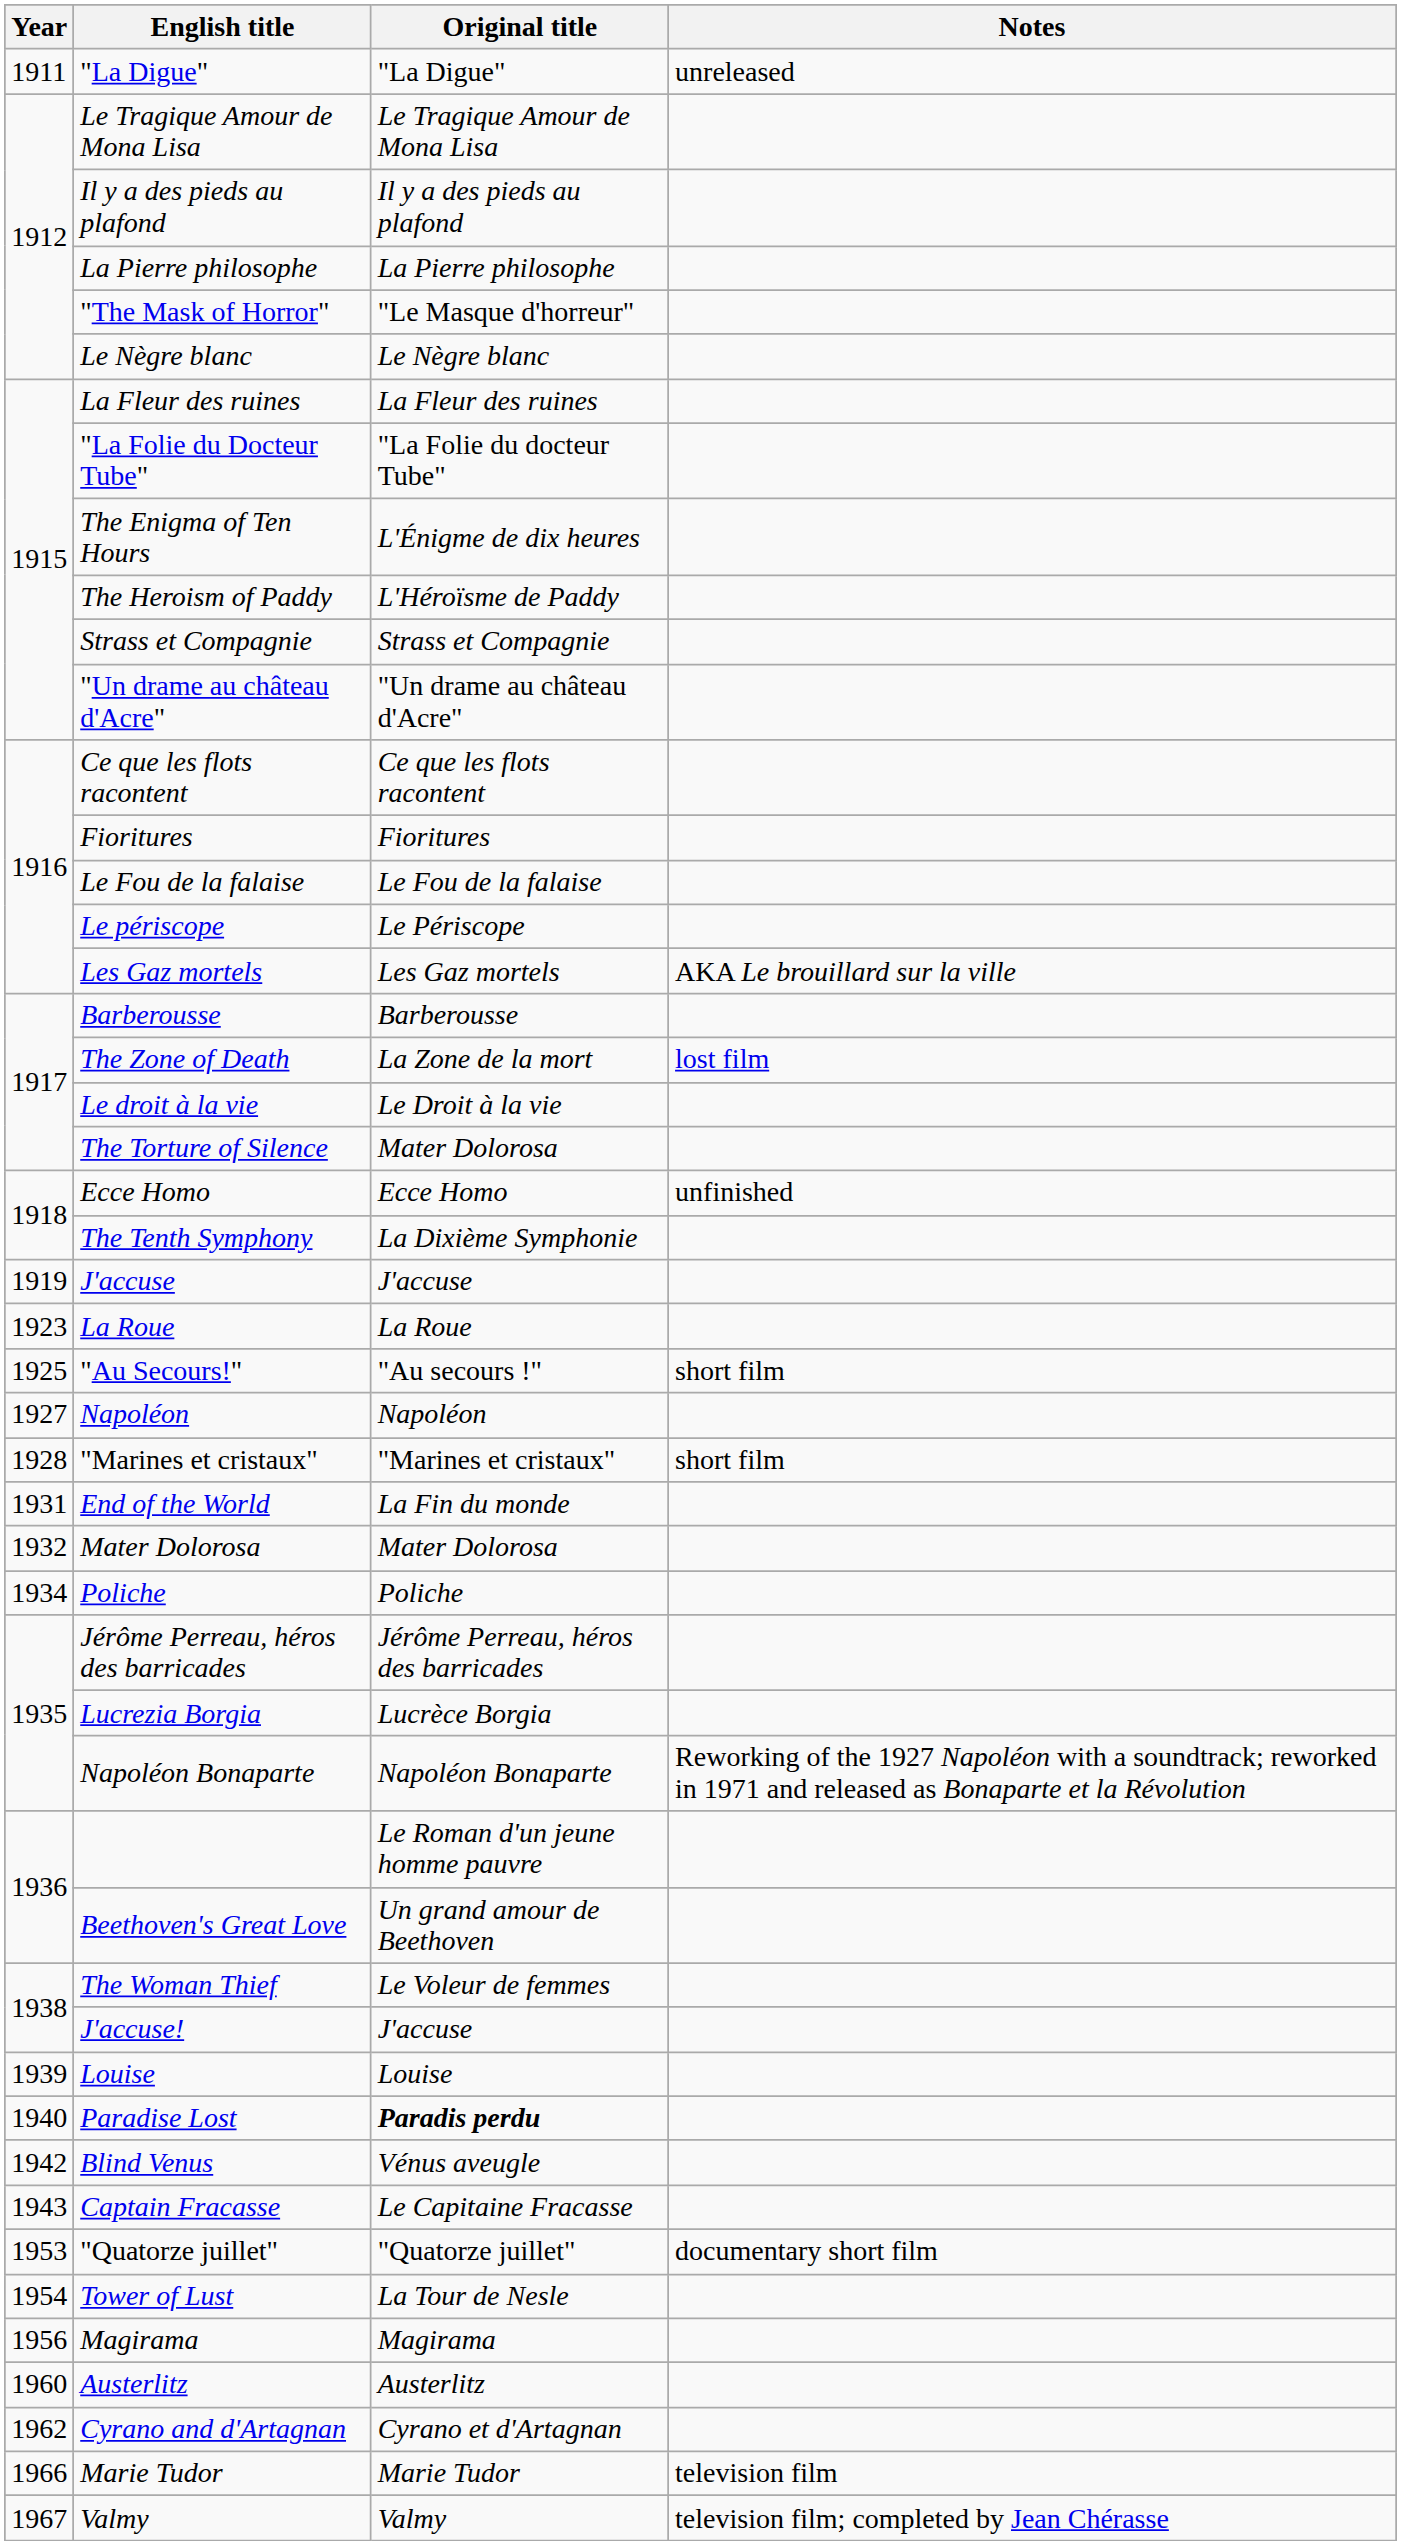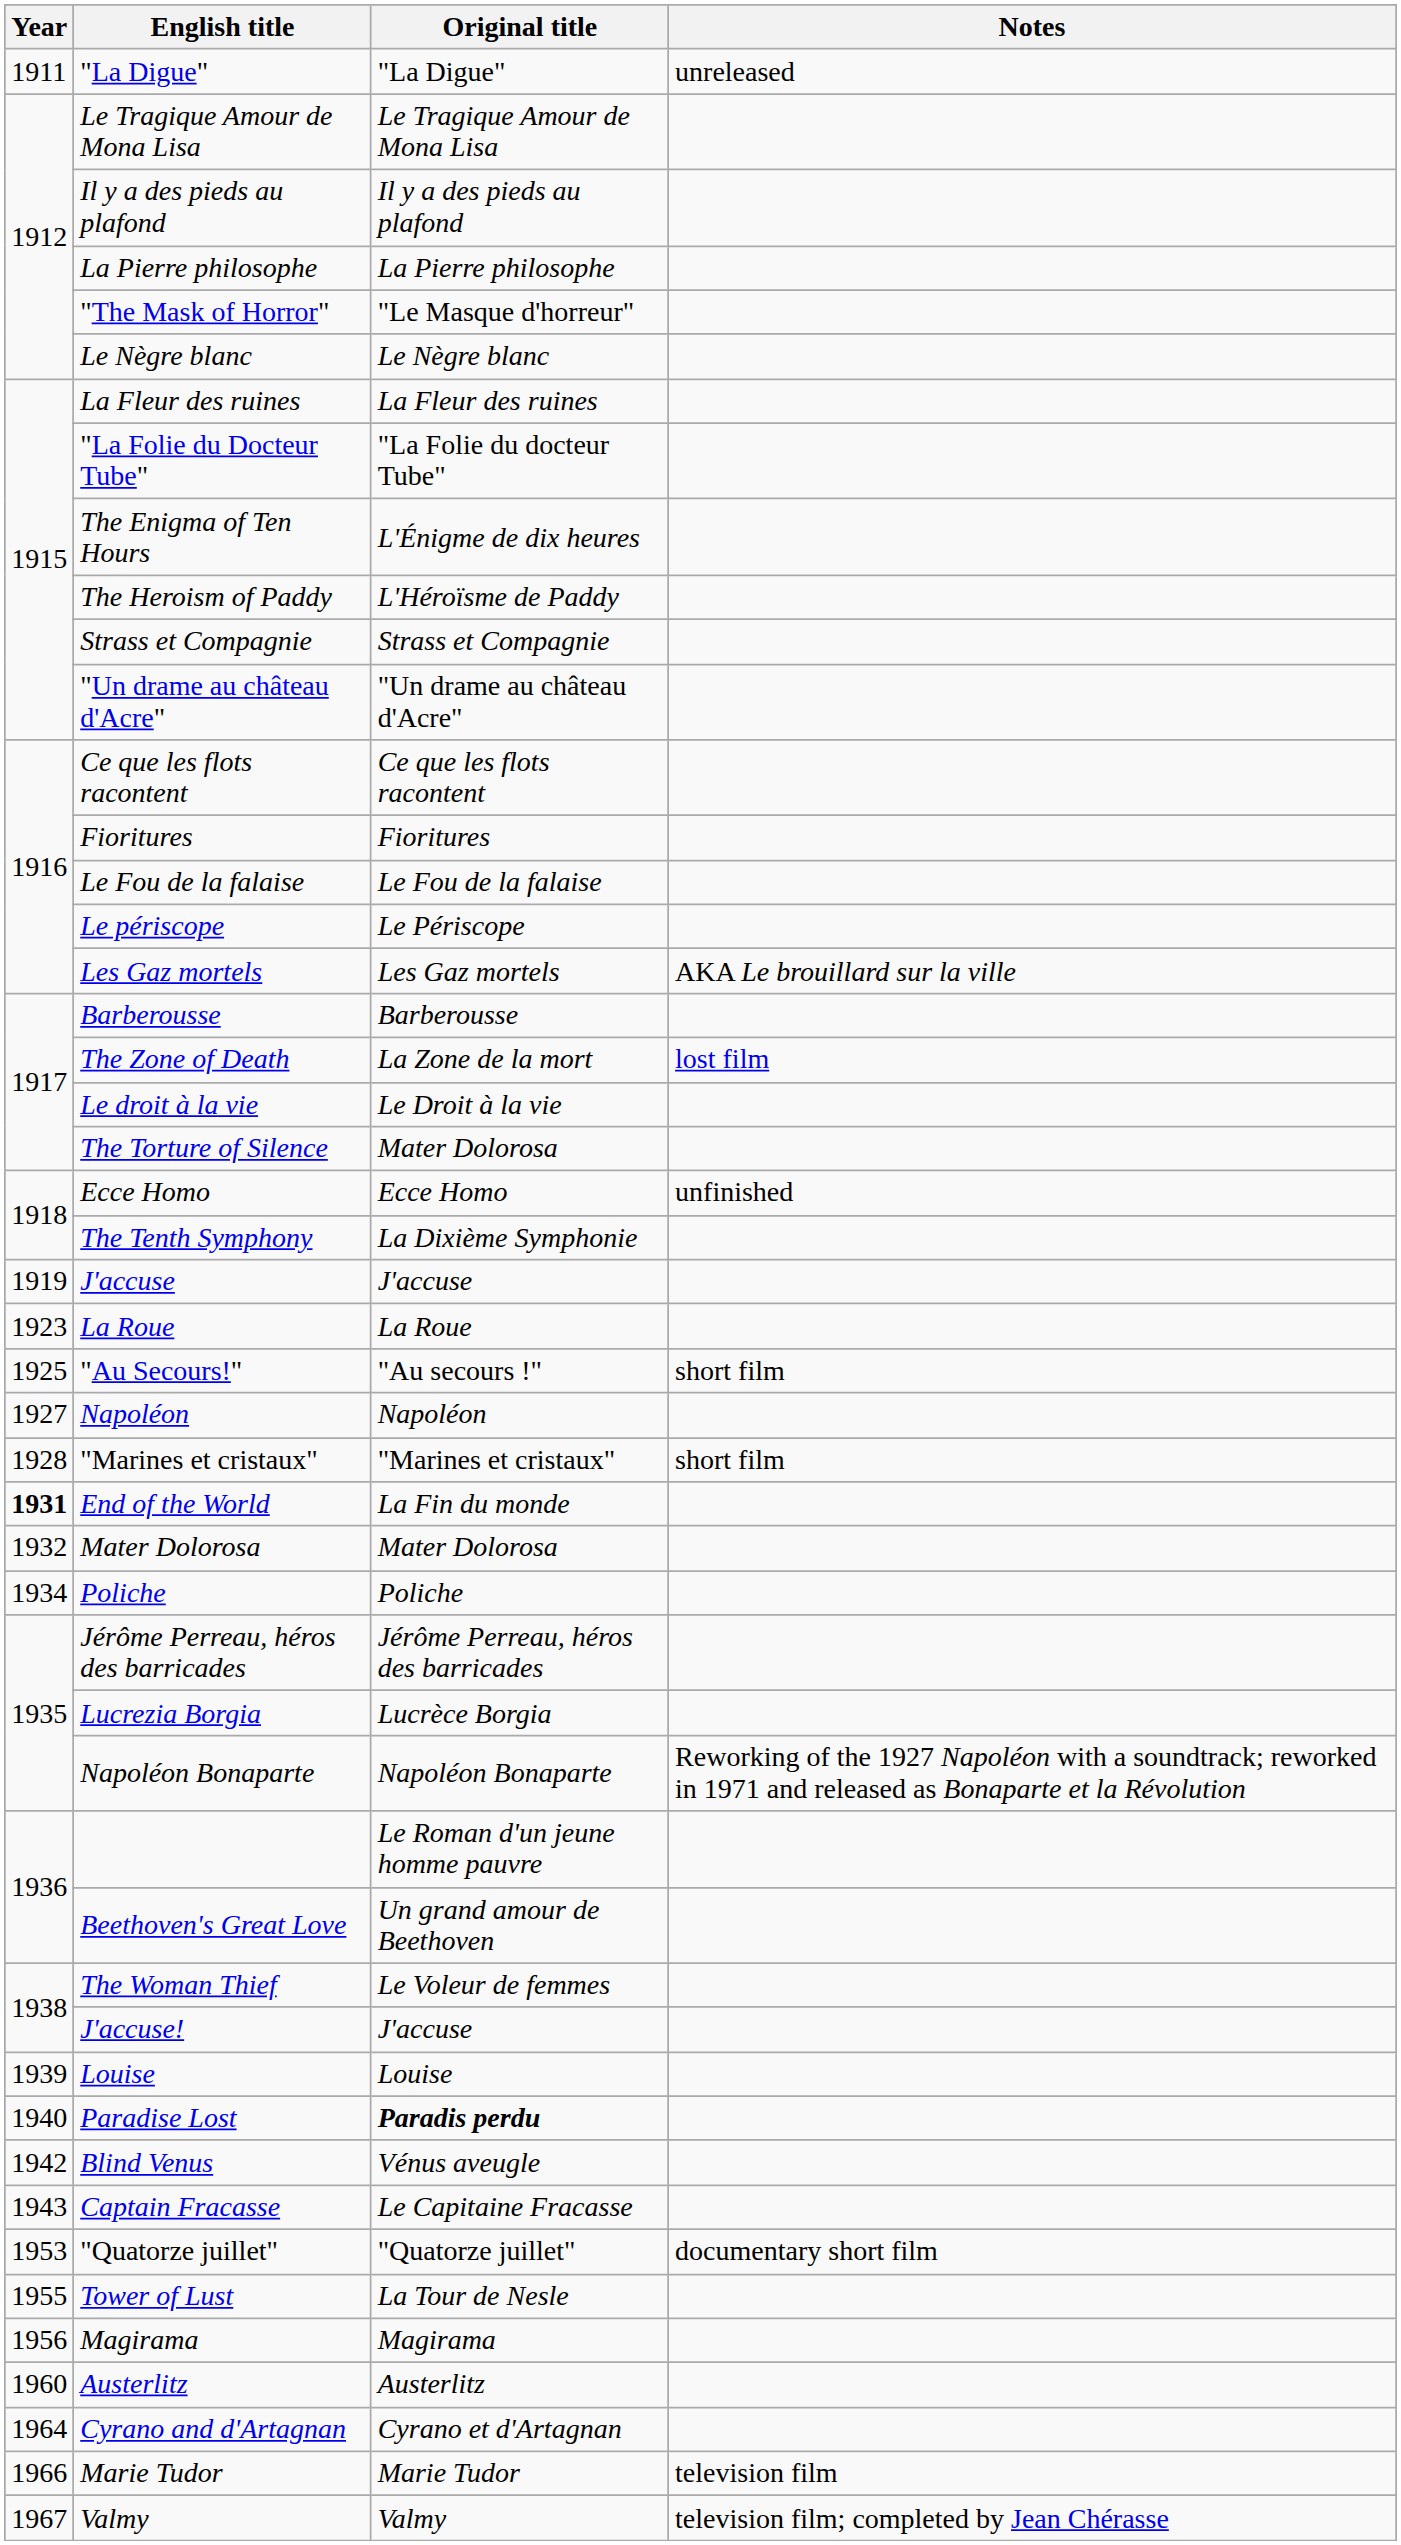(39, 1503) normal -> (39, 1503) bold
(39, 2295) 1954 -> (39, 2295) 1955
(39, 2428) 1962 -> (39, 2428) 1964
